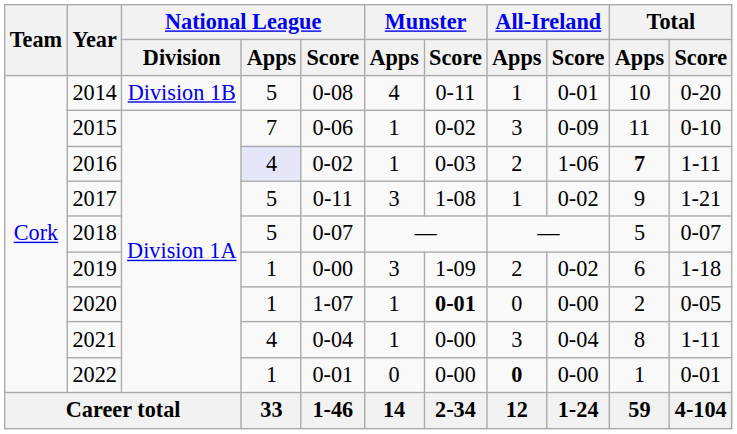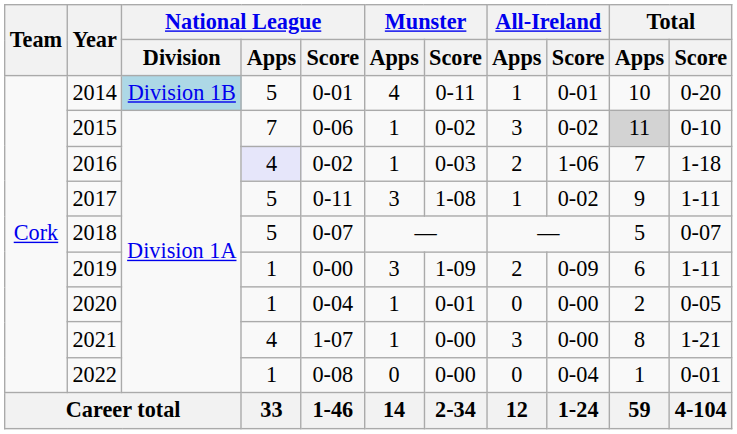(182, 92) no background -> (182, 92) lightblue background
(333, 92) 0-08 -> (333, 92) 0-01
(578, 127) 0-09 -> (578, 127) 0-02
(639, 127) no background -> (639, 127) lightgrey background
(639, 163) bold -> (639, 163) normal
(701, 163) 1-11 -> (701, 163) 1-18
(701, 198) 1-21 -> (701, 198) 1-11
(578, 269) 0-02 -> (578, 269) 0-09
(701, 269) 1-18 -> (701, 269) 1-11
(333, 304) 1-07 -> (333, 304) 0-04
(455, 304) bold -> (455, 304) normal
(333, 339) 0-04 -> (333, 339) 1-07
(578, 339) 0-04 -> (578, 339) 0-00
(701, 339) 1-11 -> (701, 339) 1-21
(333, 374) 0-01 -> (333, 374) 0-08
(517, 374) bold -> (517, 374) normal
(578, 374) 0-00 -> (578, 374) 0-04
